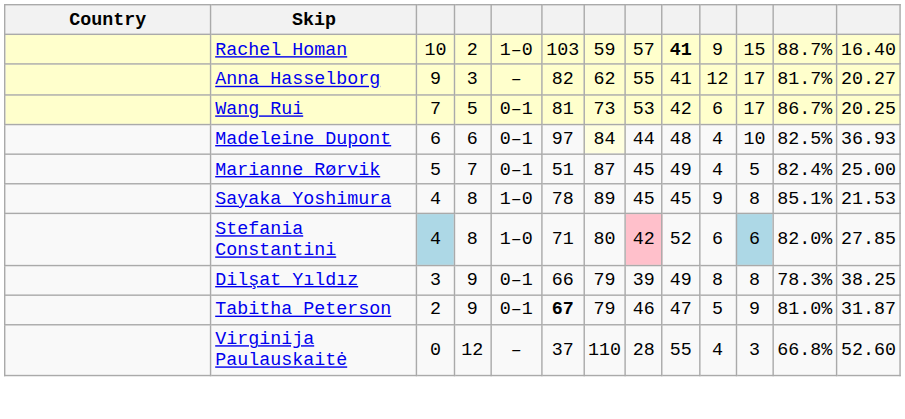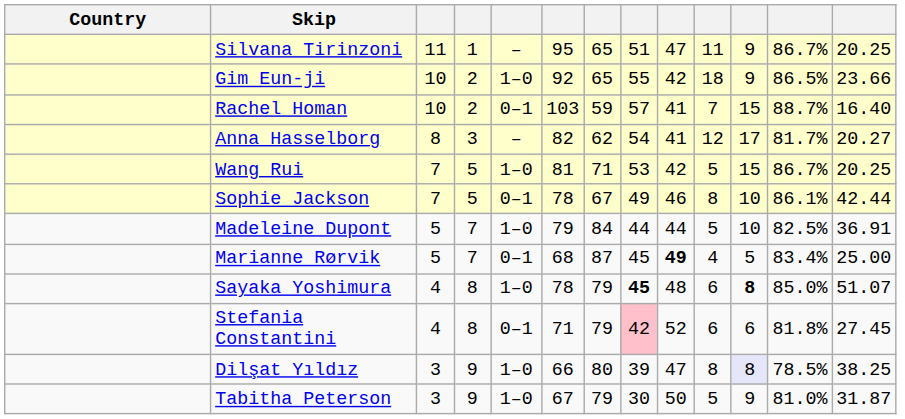+ row: (309, 50)
+ row: (270, 79)
(516, 50) 1–0 -> (516, 109) 0–1
(681, 50) bold -> (676, 109) normal
(718, 50) 9 -> (713, 109) 7
(435, 79) 9 -> (435, 139) 8
(644, 79) 55 -> (639, 139) 54
(516, 109) 0–1 -> (516, 169) 1–0
(604, 109) 73 -> (602, 169) 71
(718, 109) 6 -> (713, 169) 5
(755, 109) 17 -> (750, 169) 15
+ row: (292, 199)
(435, 139) 6 -> (435, 229) 5
(472, 139) 6 -> (472, 229) 7
(516, 139) 0–1 -> (516, 229) 1–0
(563, 139) 97 -> (563, 229) 79
(604, 139) lightyellow background -> (602, 229) no background
(681, 139) 48 -> (676, 229) 44
(718, 139) 4 -> (713, 229) 5
(869, 139) 36.93 -> (864, 229) 36.91
(563, 169) 51 -> (563, 259) 68
(681, 169) normal -> (676, 259) bold
(805, 169) 82.4% -> (800, 259) 83.4%
(604, 199) 89 -> (602, 289) 79
(644, 199) normal -> (639, 289) bold
(681, 199) 45 -> (676, 289) 48
(718, 199) 9 -> (713, 289) 6
(755, 199) normal -> (750, 289) bold
(805, 199) 85.1% -> (800, 289) 85.0%
(869, 199) 21.53 -> (864, 289) 51.07
(435, 239) lightblue background -> (435, 329) no background
(516, 239) 1–0 -> (516, 329) 0–1
(604, 239) 80 -> (602, 329) 79
(755, 239) lightblue background -> (750, 329) no background
(805, 239) 82.0% -> (800, 329) 81.8%
(869, 239) 27.85 -> (864, 329) 27.45
(516, 280) 0–1 -> (516, 369) 1–0
(604, 280) 79 -> (602, 369) 80
(681, 280) 49 -> (676, 369) 47
(755, 280) no background -> (750, 369) lavender background
(805, 280) 78.3% -> (800, 369) 78.5%
(435, 310) 2 -> (435, 399) 3
(516, 310) 0–1 -> (516, 399) 1–0
(563, 310) bold -> (563, 399) normal
(644, 310) 46 -> (639, 399) 30
(681, 310) 47 -> (676, 399) 50
- row: (281, 350)
